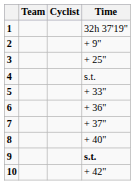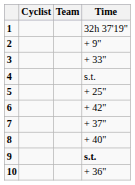columns swapped: (65, 12) <-> (33, 12)
(95, 60) + 25" -> (95, 60) + 33"
(95, 92) + 33" -> (95, 92) + 25"
(95, 108) + 36" -> (95, 108) + 42"
(95, 172) + 42" -> (95, 172) + 36"
